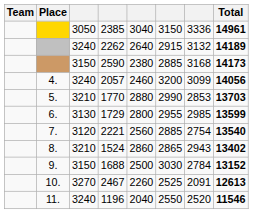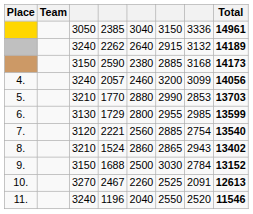columns swapped: (53, 13) <-> (20, 13)
